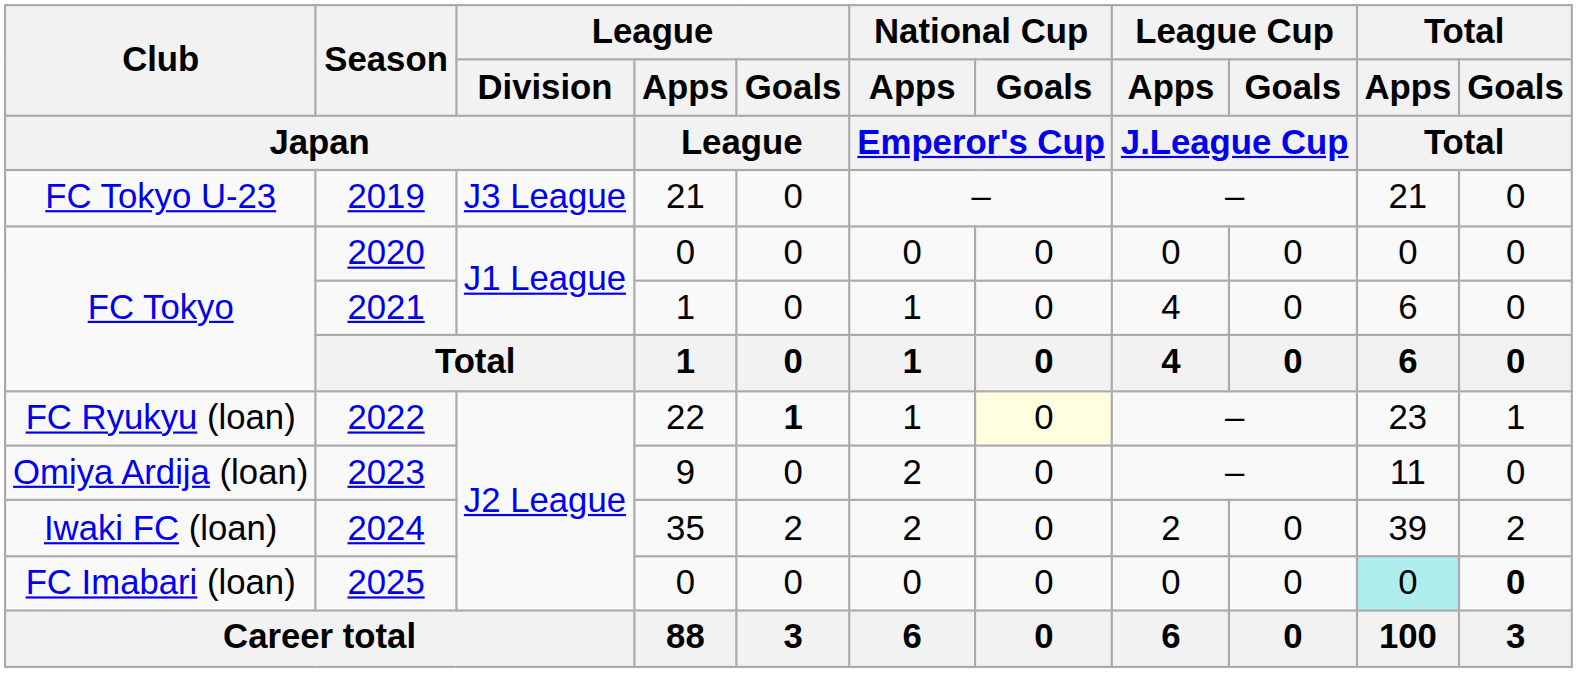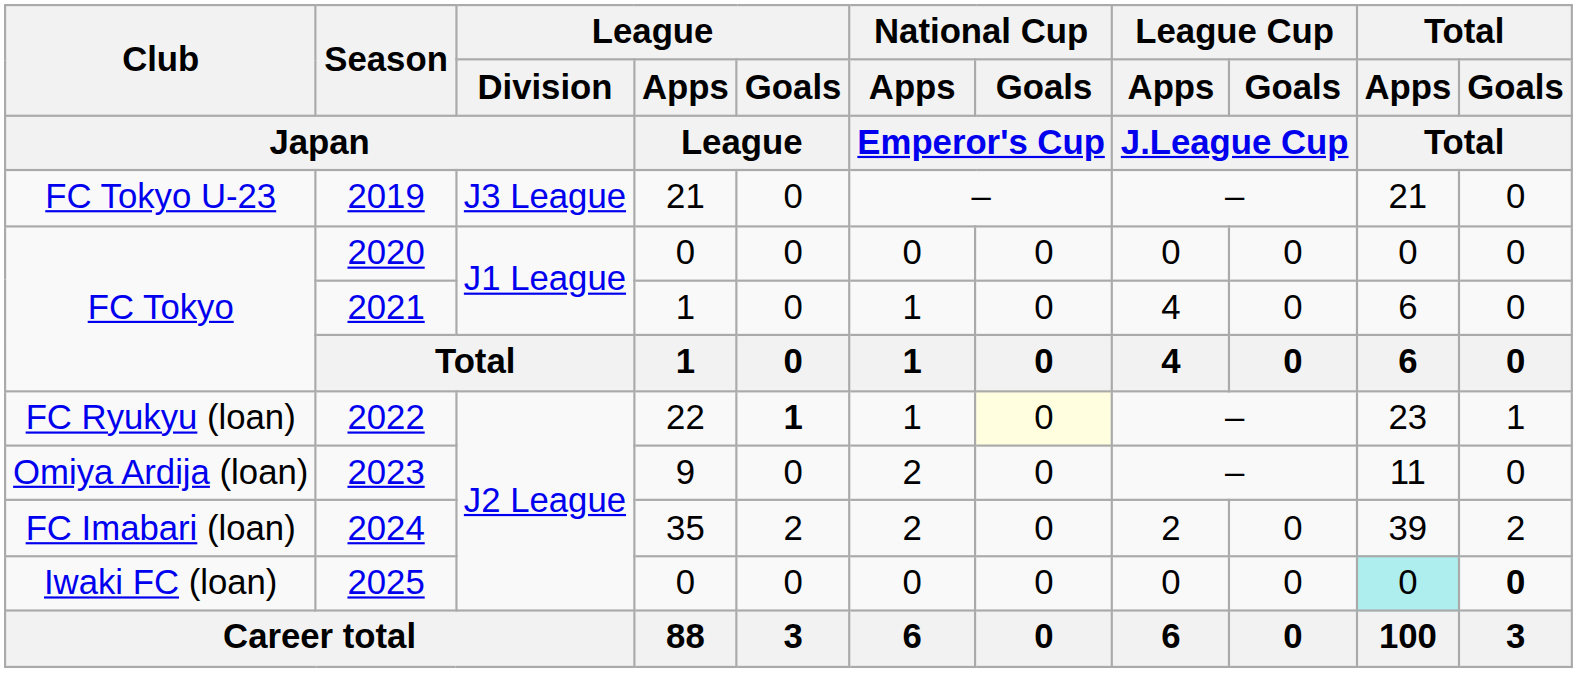(161, 527) Iwaki FC (loan) -> (161, 527) FC Imabari (loan)
(161, 582) FC Imabari (loan) -> (161, 582) Iwaki FC (loan)
